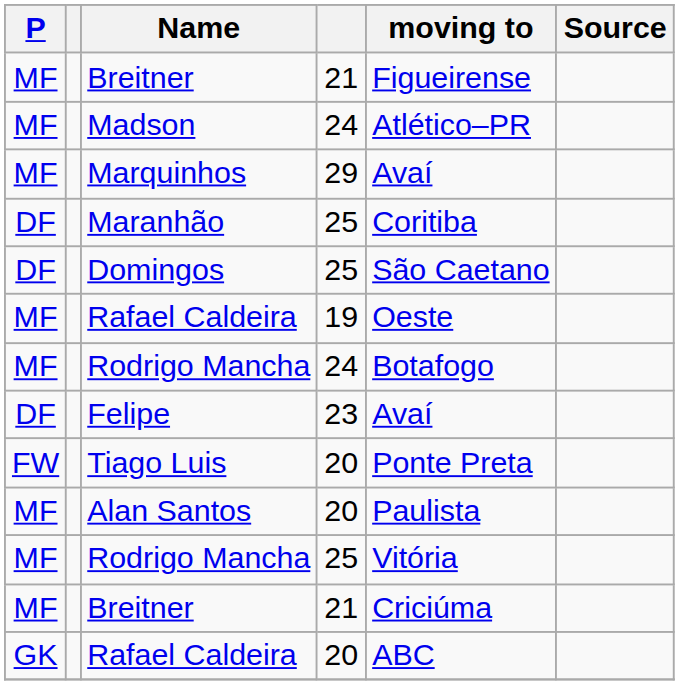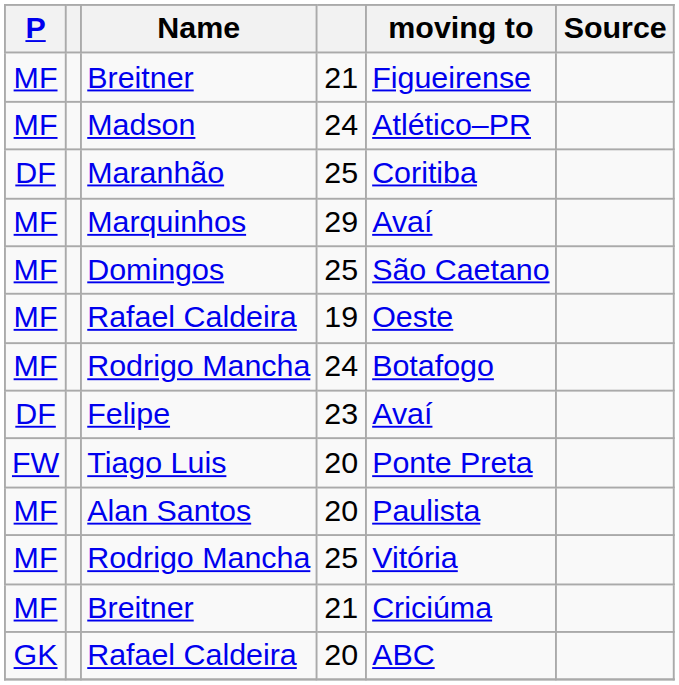rows swapped: (167, 173) <-> (156, 221)
(36, 269) DF -> (36, 269) MF
